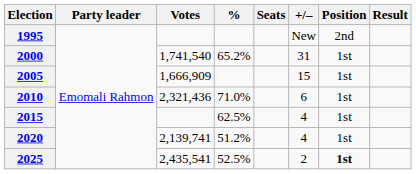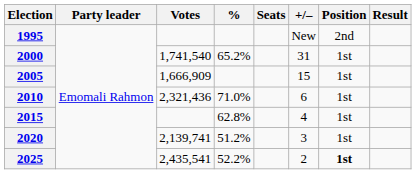(234, 117) 62.5% -> (234, 117) 62.8%
(304, 138) 4 -> (304, 138) 3
(234, 158) 52.5% -> (234, 158) 52.2%
